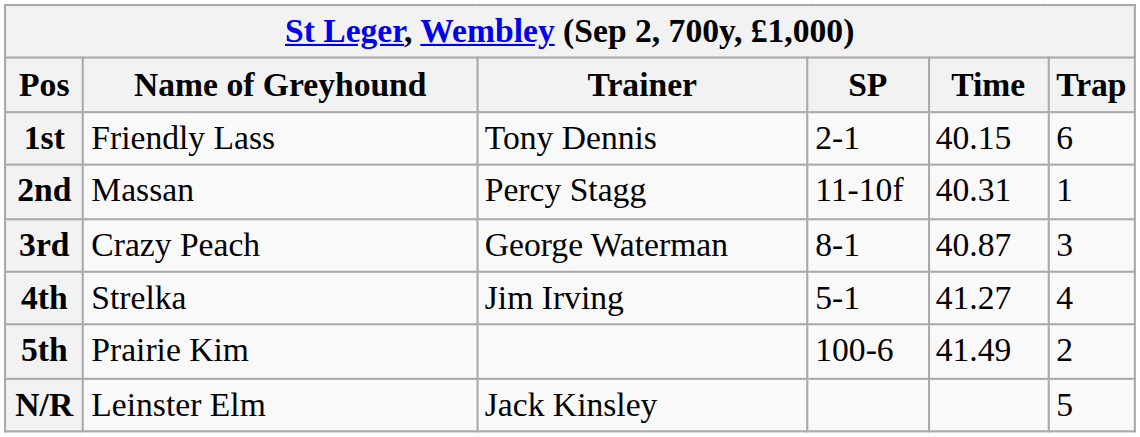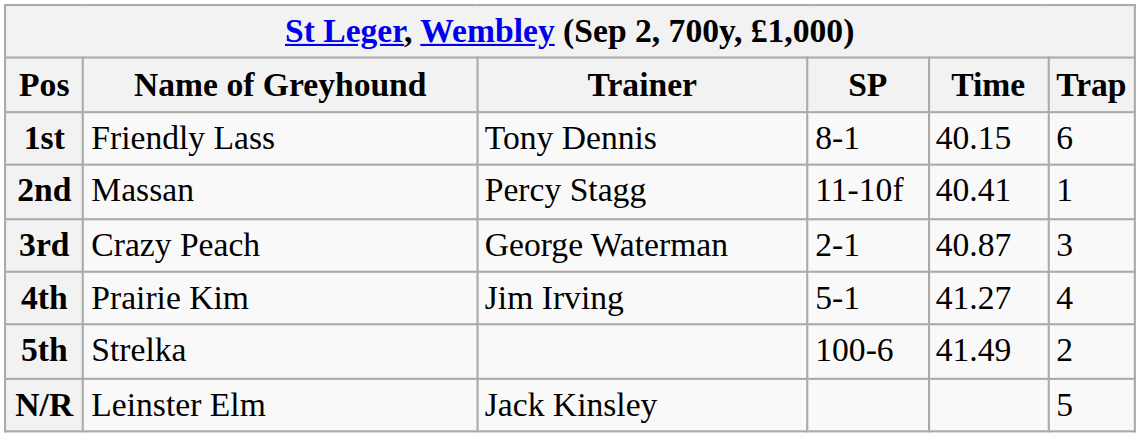(838, 137) 2-1 -> (838, 137) 8-1
(974, 191) 40.31 -> (974, 191) 40.41
(838, 244) 8-1 -> (838, 244) 2-1
(139, 297) Strelka -> (170, 297) Prairie Kim
(170, 350) Prairie Kim -> (139, 350) Strelka
